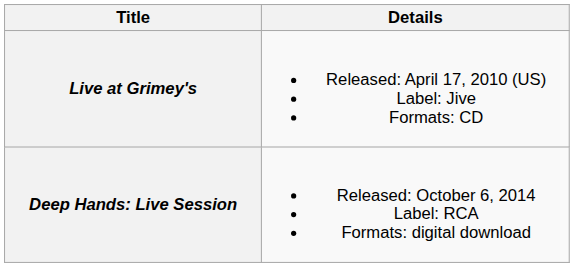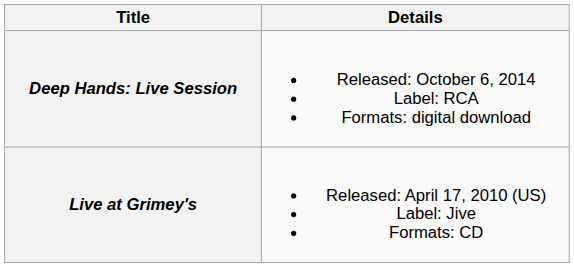rows swapped: (133, 88) <-> (133, 204)
